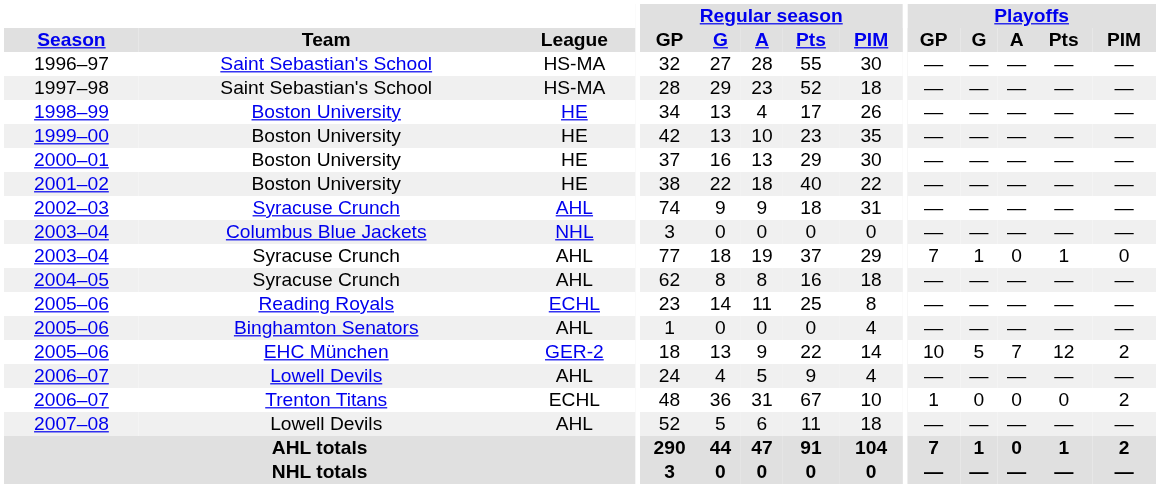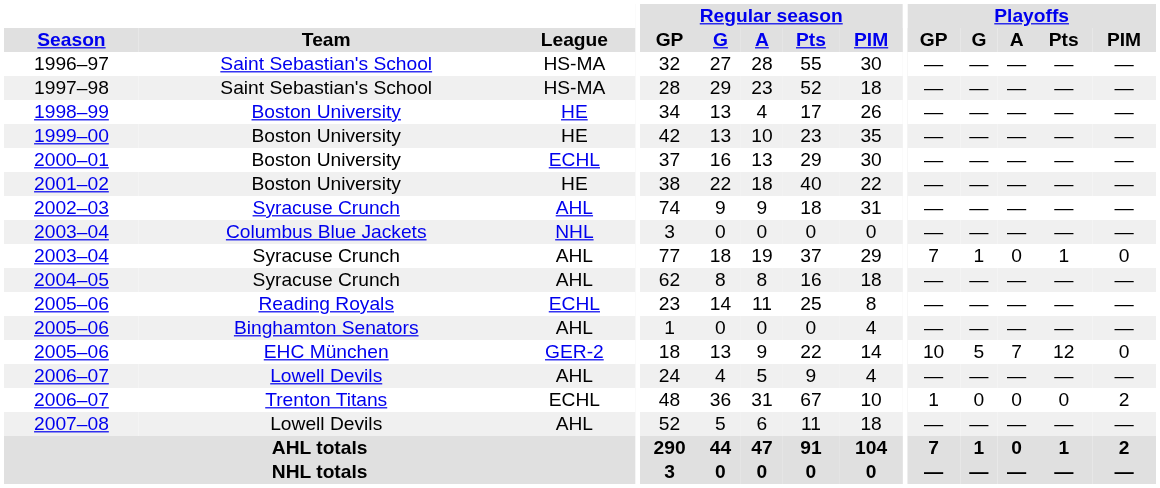(574, 159) HE -> (574, 159) ECHL
(1124, 351) 2 -> (1124, 351) 0
